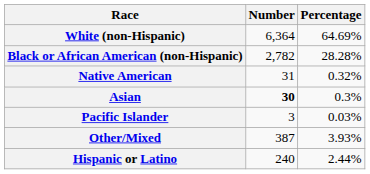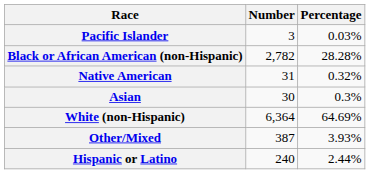rows swapped: (125, 35) <-> (125, 117)
(288, 96) bold -> (288, 96) normal
